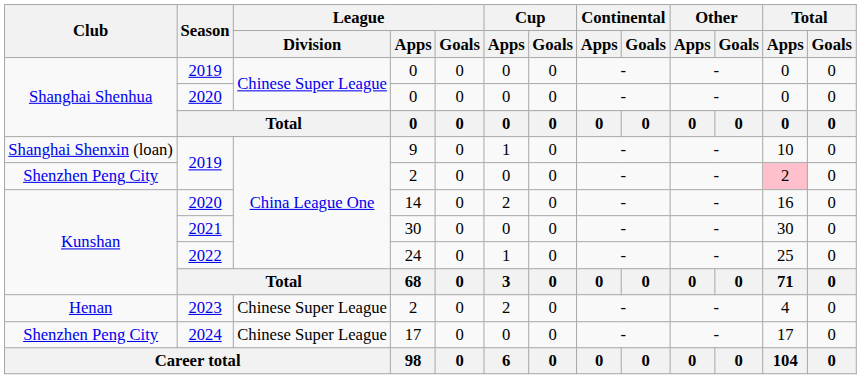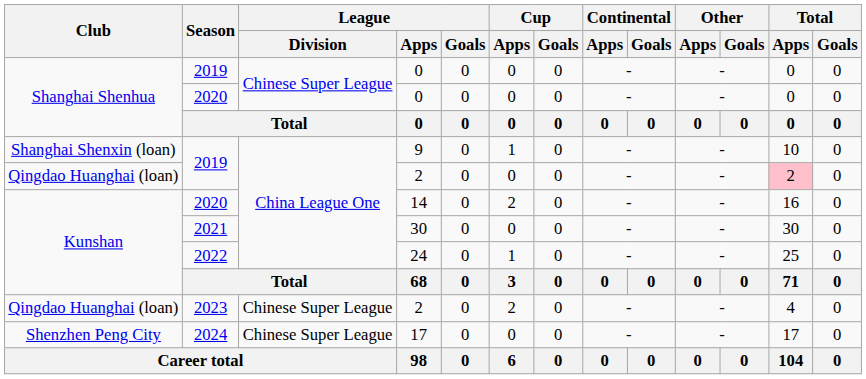(91, 176) Shenzhen Peng City -> (93, 176) Qingdao Huanghai (loan)
(91, 307) Henan -> (93, 307) Qingdao Huanghai (loan)
